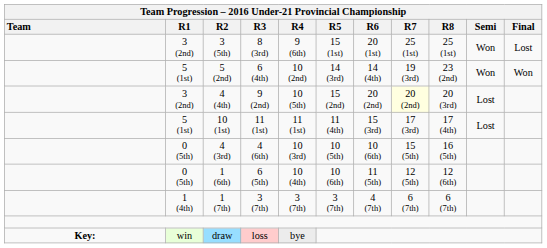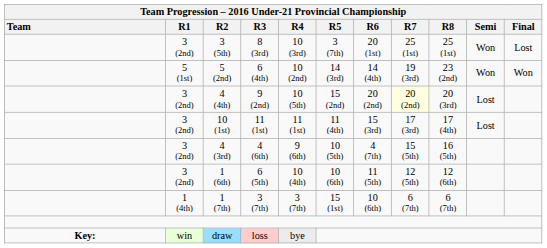(297, 47) 9 (6th) -> (297, 47) 10 (3rd)
(335, 47) 15 (1st) -> (335, 47) 3 (7th)
(184, 125) 5 (1st) -> (184, 125) 3 (2nd)
(184, 151) 0 (5th) -> (184, 151) 3 (2nd)
(297, 151) 10 (3rd) -> (297, 151) 9 (6th)
(373, 151) 10 (6th) -> (373, 151) 4 (7th)
(184, 177) 0 (5th) -> (184, 177) 3 (2nd)
(335, 203) 3 (7th) -> (335, 203) 15 (1st)
(373, 203) 4 (7th) -> (373, 203) 10 (6th)
